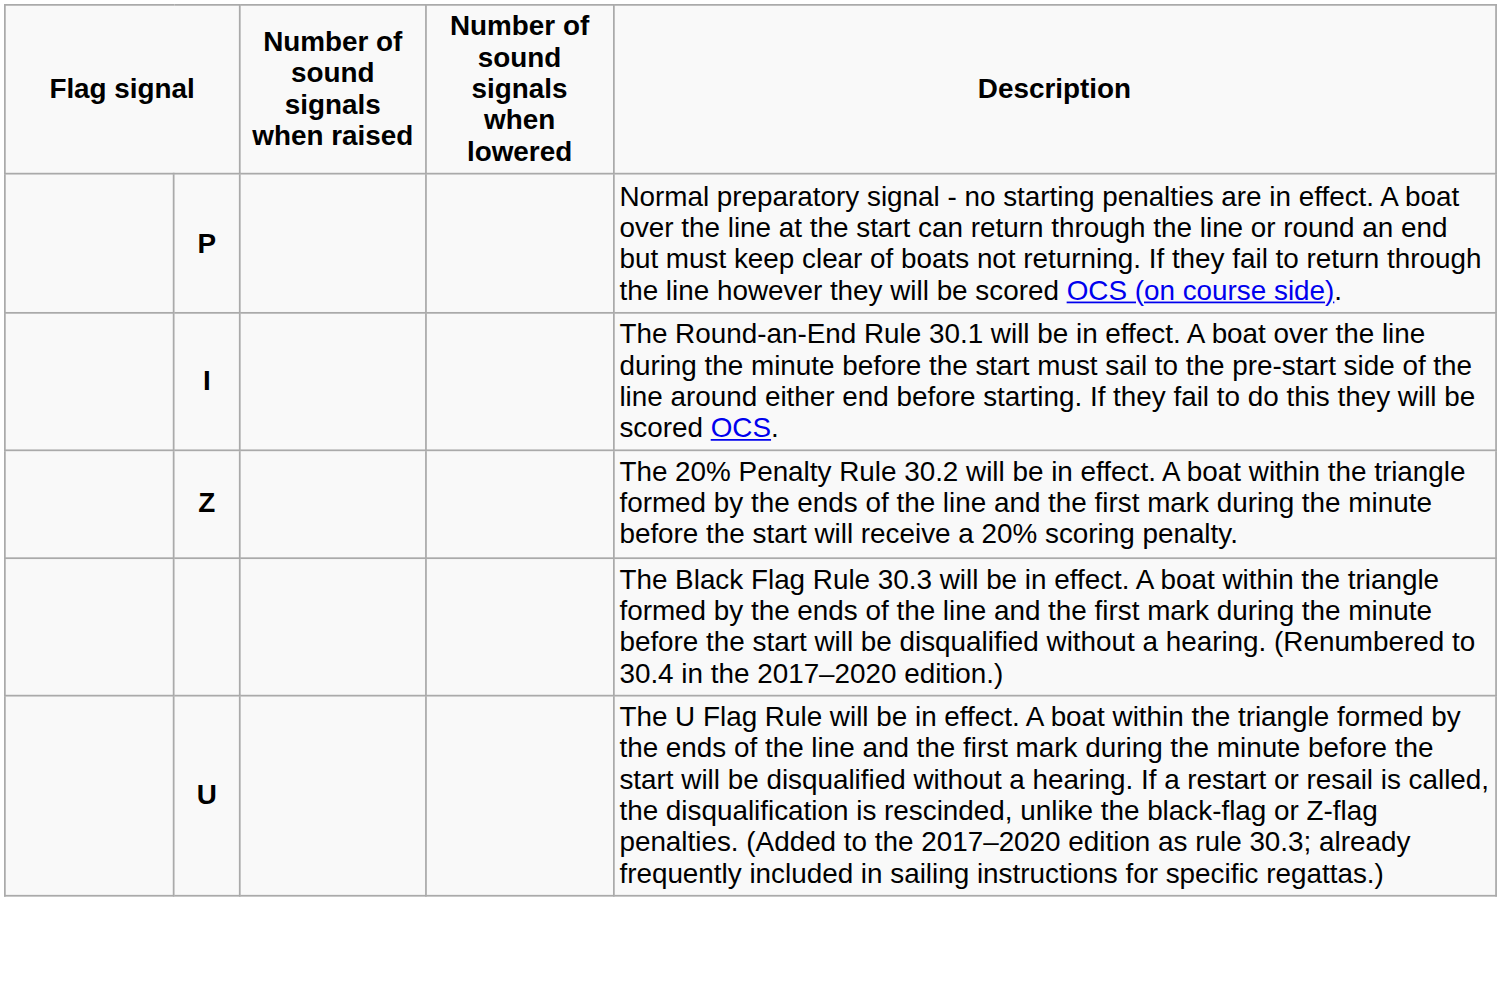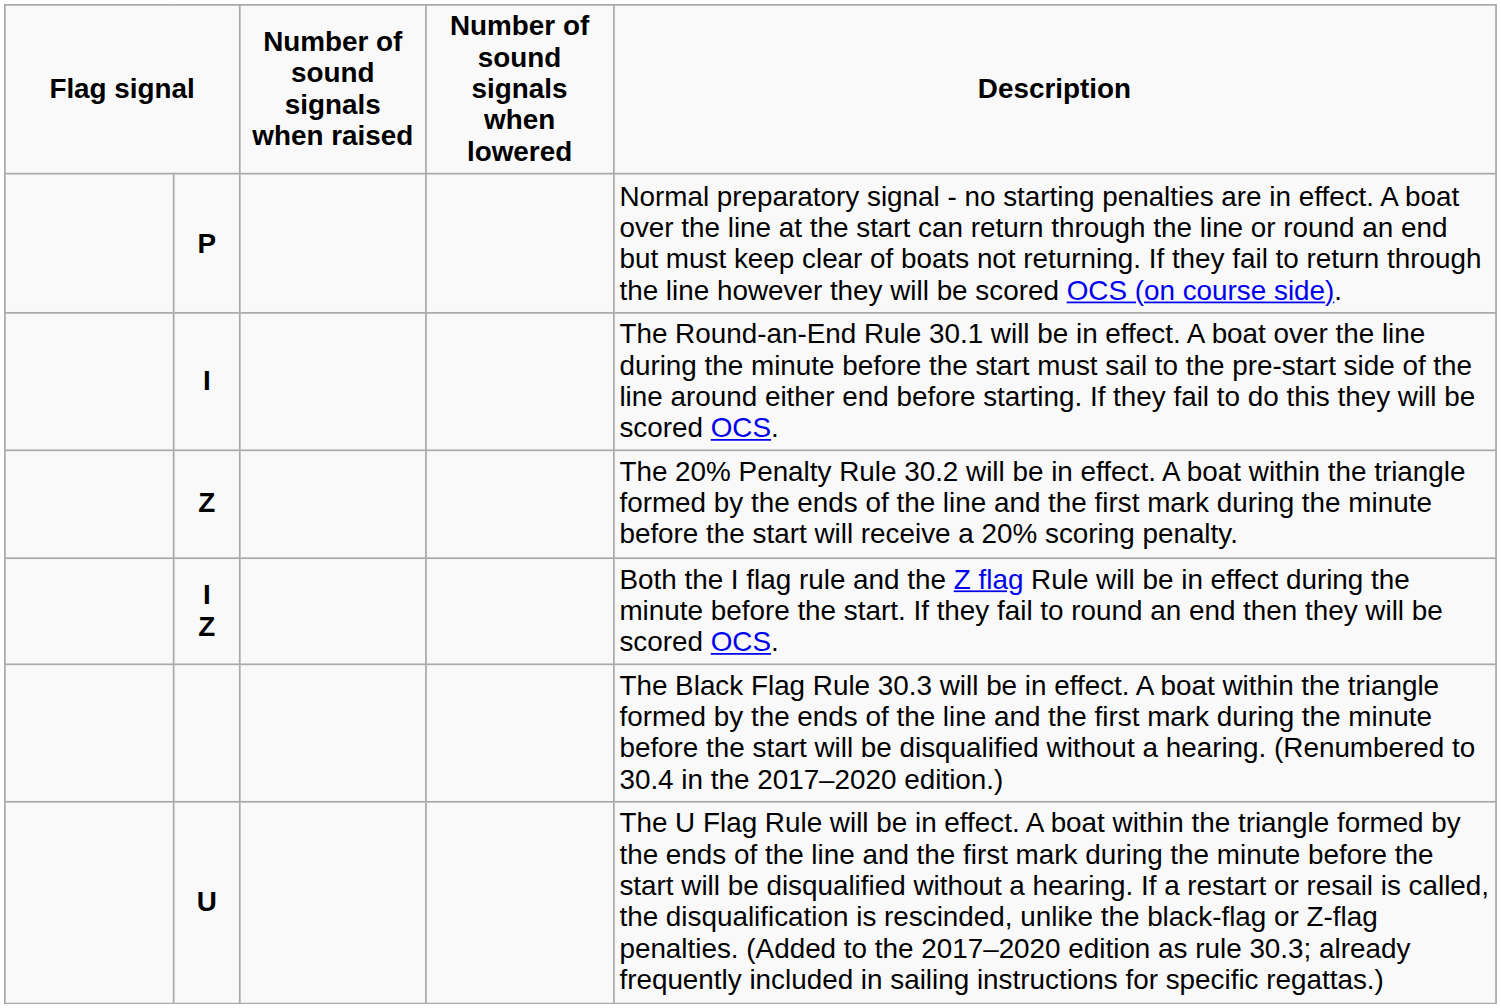+ row: (207, 610)
